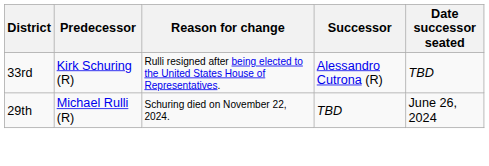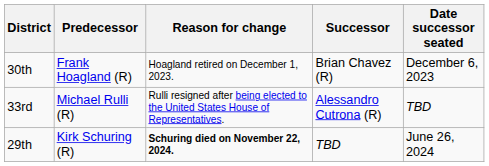+ row: (20, 70)
(94, 73) Kirk Schuring (R) -> (93, 107) Michael Rulli (R)
(93, 110) Michael Rulli (R) -> (94, 144) Kirk Schuring (R)
(215, 110) normal -> (224, 145) bold
